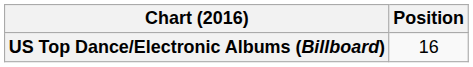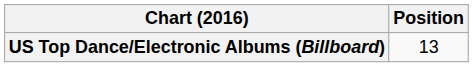(429, 47) 16 -> (429, 47) 13
